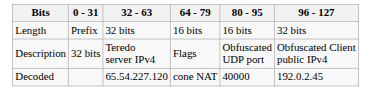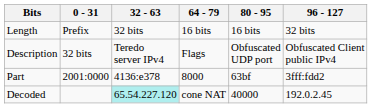+ row: (15, 77)
(137, 77) no background -> (145, 94) paleturquoise background
